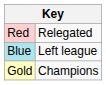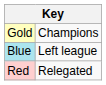rows swapped: (20, 71) <-> (18, 33)
